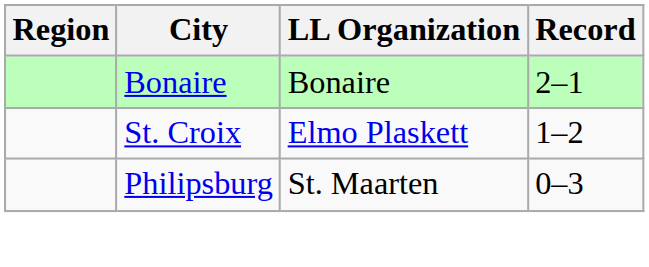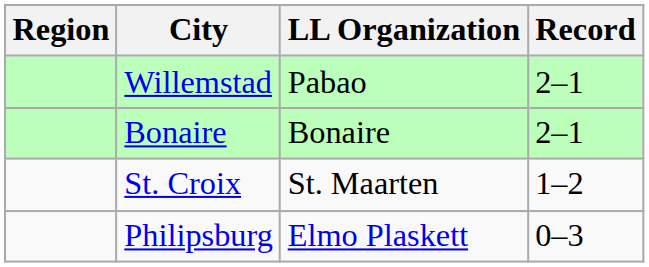+ row: (198, 81)
(378, 132) Elmo Plaskett -> (363, 183) St. Maarten
(363, 183) St. Maarten -> (378, 235) Elmo Plaskett
